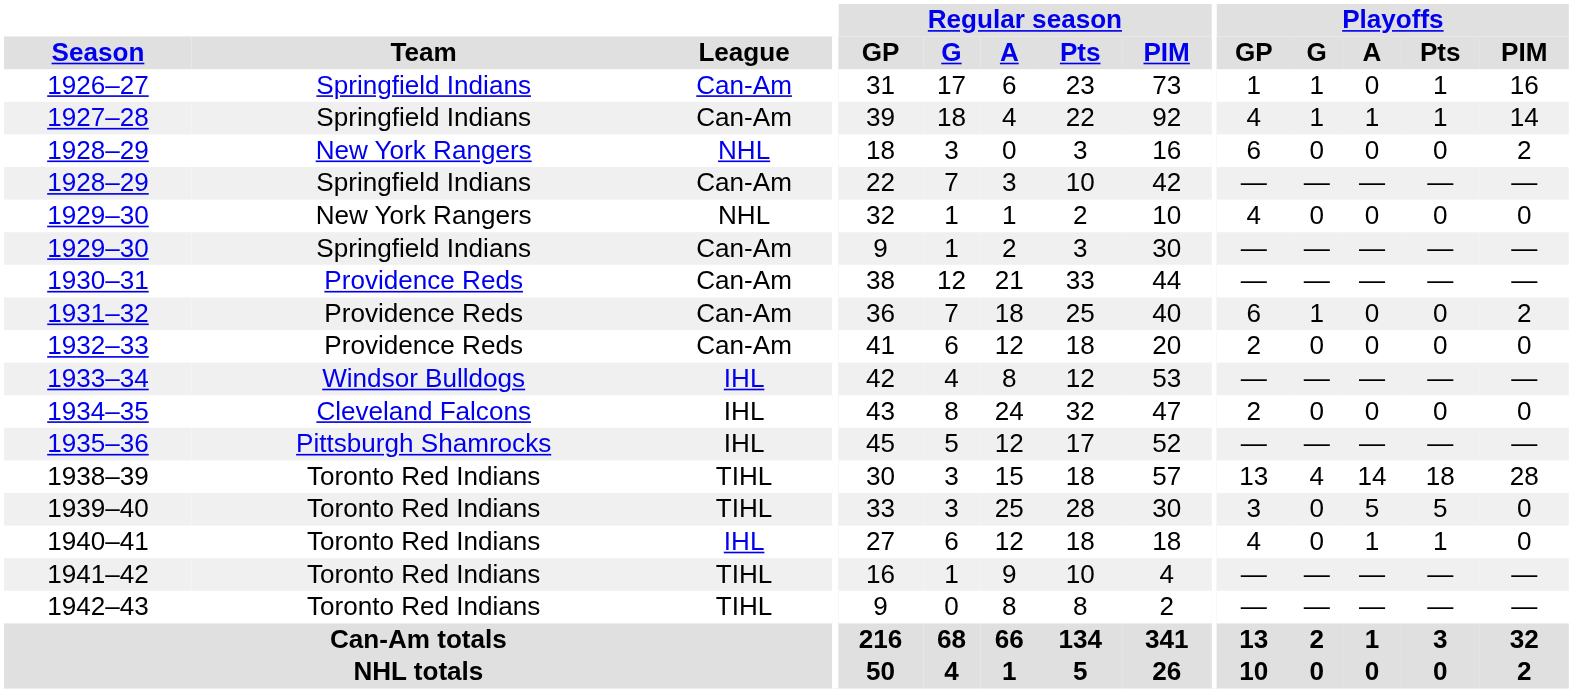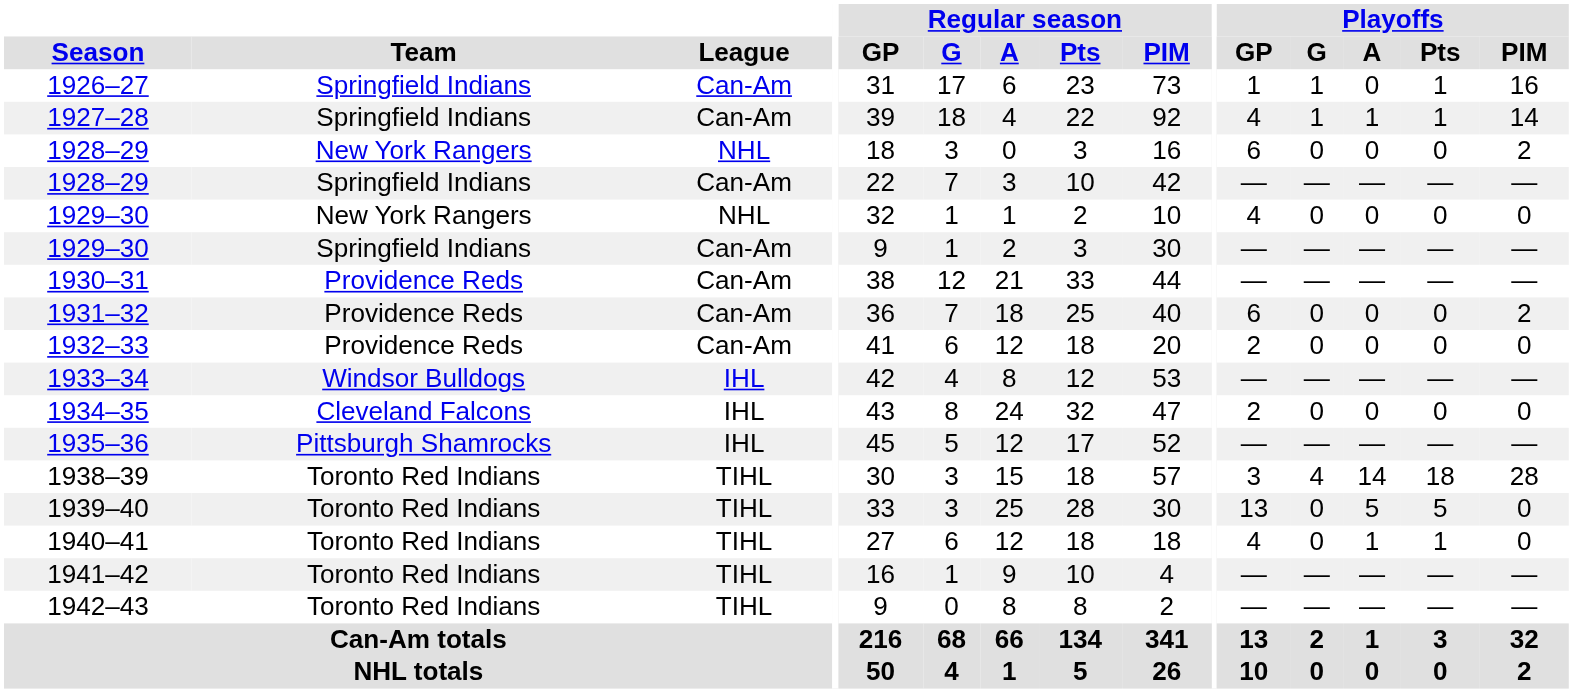(1317, 313) 1 -> (1317, 313) 0
(1254, 476) 13 -> (1254, 476) 3
(1254, 508) 3 -> (1254, 508) 13
(744, 541) IHL -> (744, 541) TIHL
